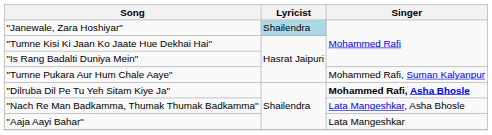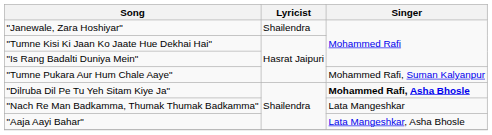(287, 28) lightblue background -> (287, 28) no background
(397, 106) Lata Mangeshkar, Asha Bhosle -> (367, 106) Lata Mangeshkar
(367, 122) Lata Mangeshkar -> (397, 122) Lata Mangeshkar, Asha Bhosle
